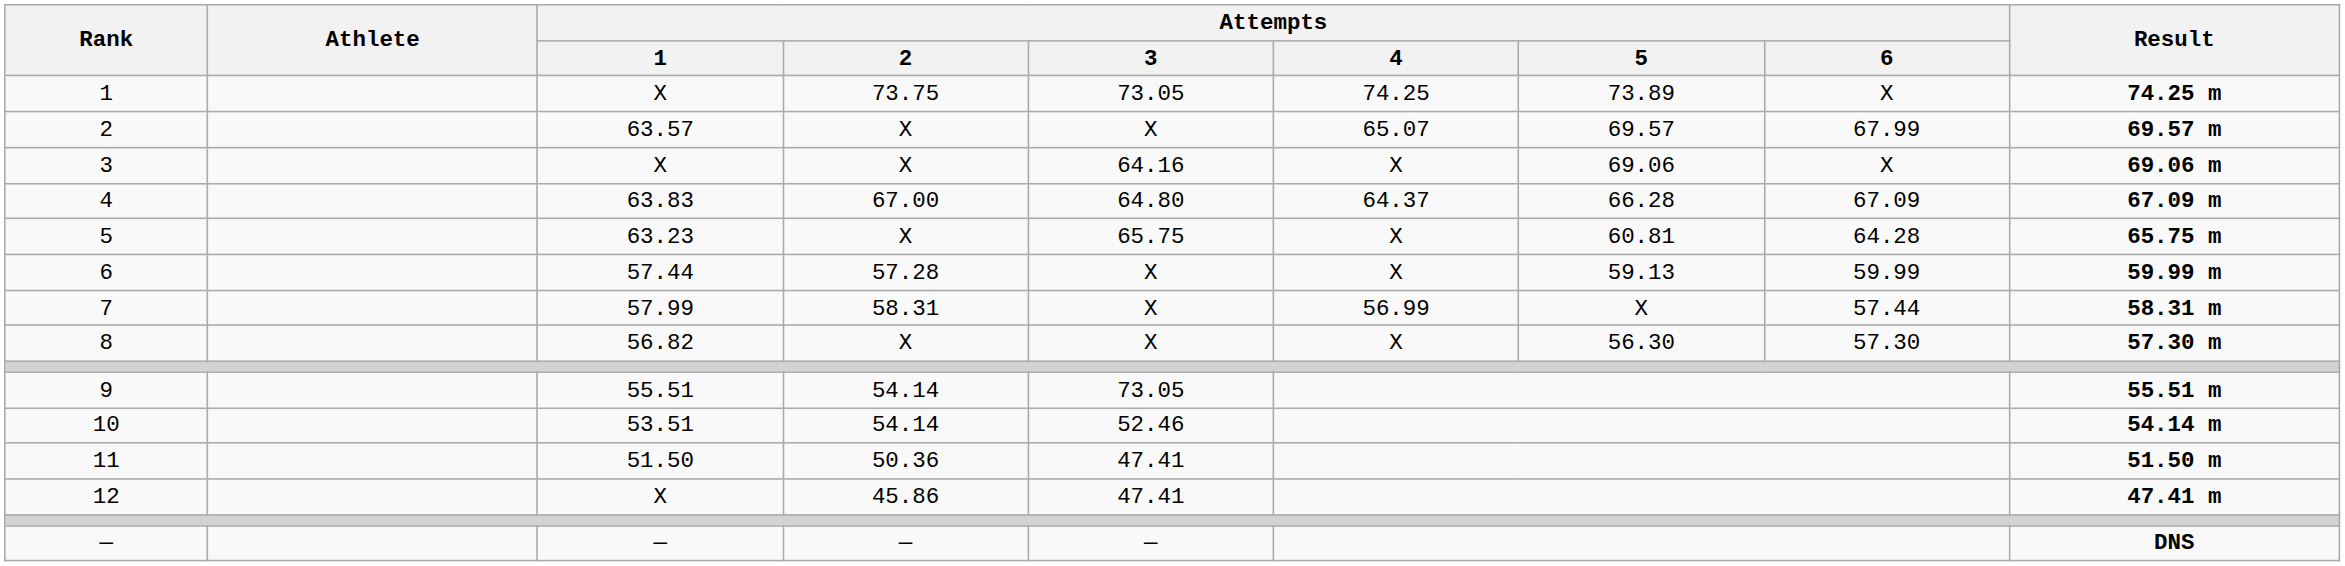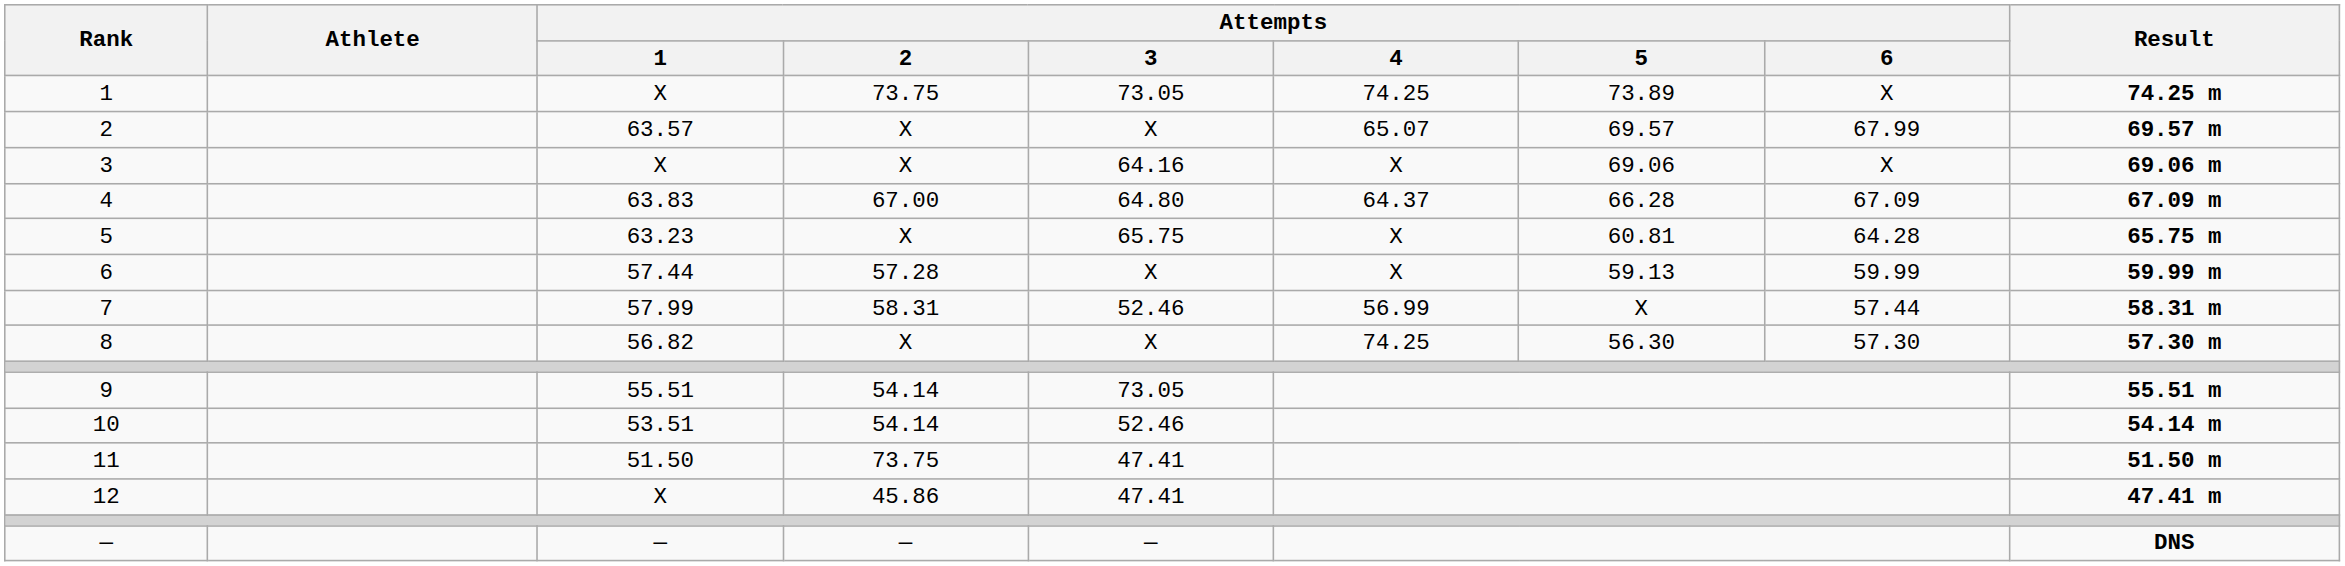(1151, 308) X -> (1151, 308) 52.46
(1396, 344) X -> (1396, 344) 74.25
(906, 461) 50.36 -> (906, 461) 73.75
